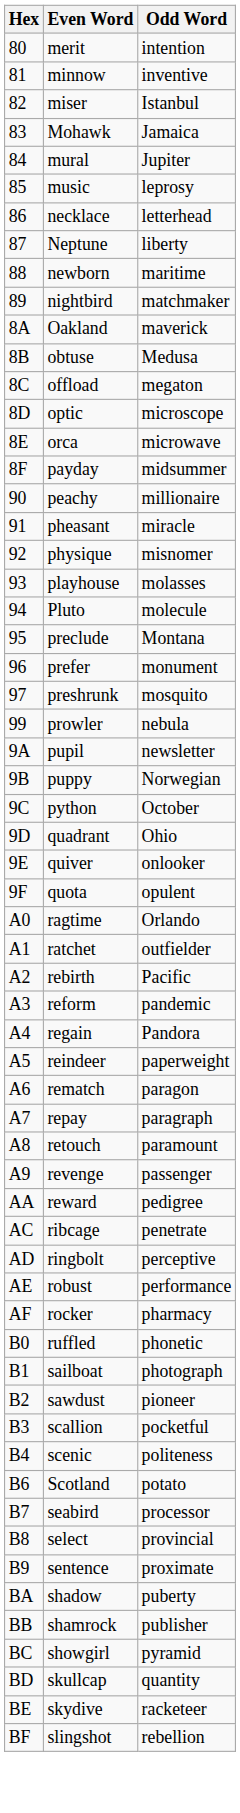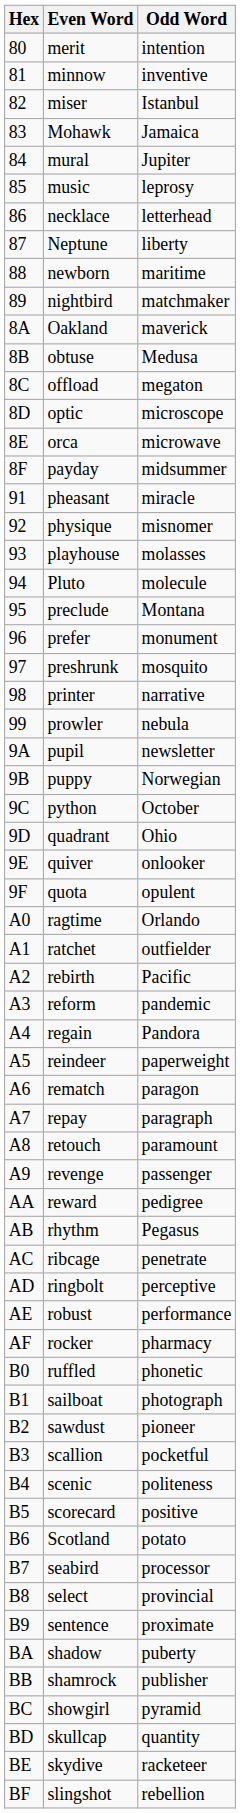- row: (73, 498)
+ row: (71, 695)
+ row: (73, 1230)
+ row: (81, 1512)
